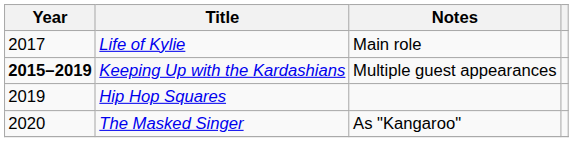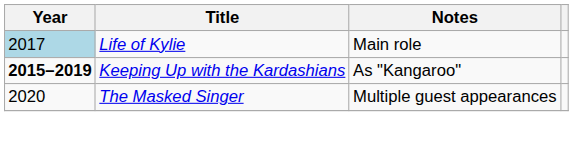(27, 44) no background -> (27, 44) lightblue background
(455, 70) Multiple guest appearances -> (407, 70) As "Kangaroo"
- row: (163, 96)
(407, 123) As "Kangaroo" -> (455, 96) Multiple guest appearances
